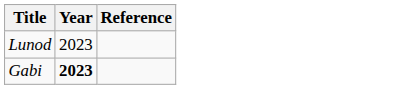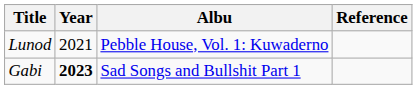+ column: (214, 17)
(76, 44) 2023 -> (76, 44) 2021
